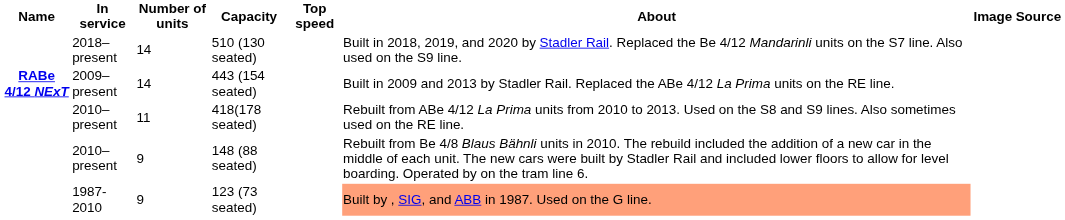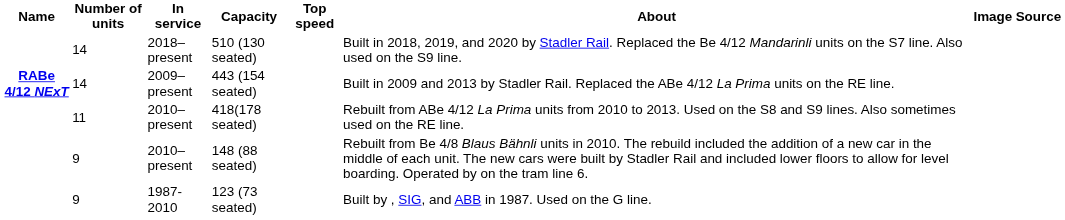columns swapped: (172, 16) <-> (103, 16)
(497, 199) lightsalmon background -> (497, 199) no background
